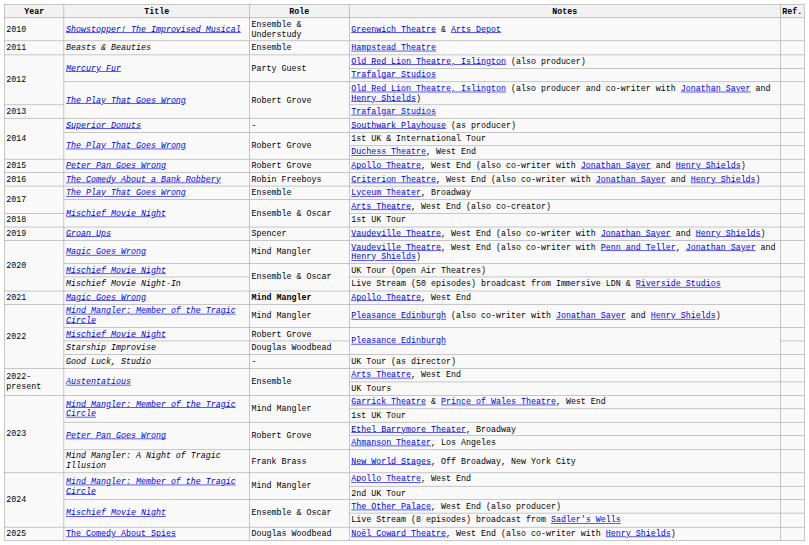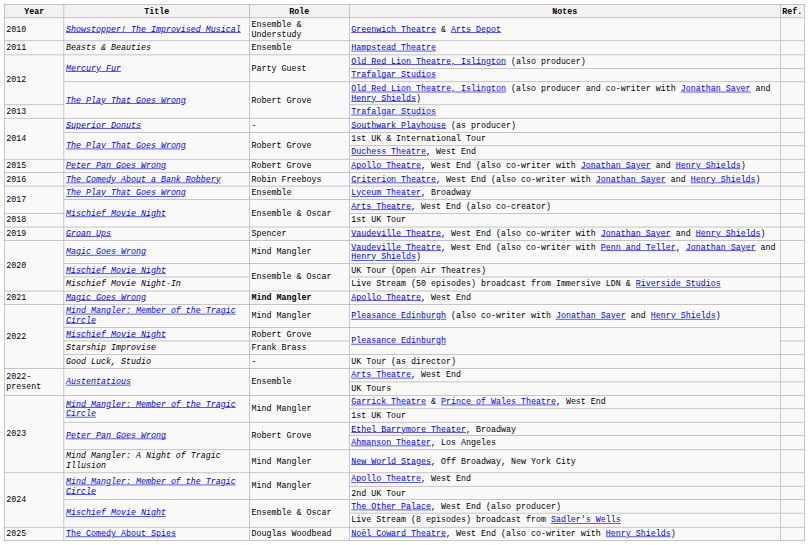(291, 348) Douglas Woodbead -> (279, 348) Frank Brass
(279, 461) Frank Brass -> (281, 461) Mind Mangler
